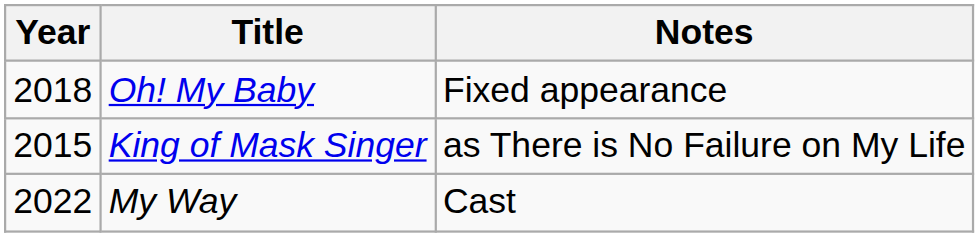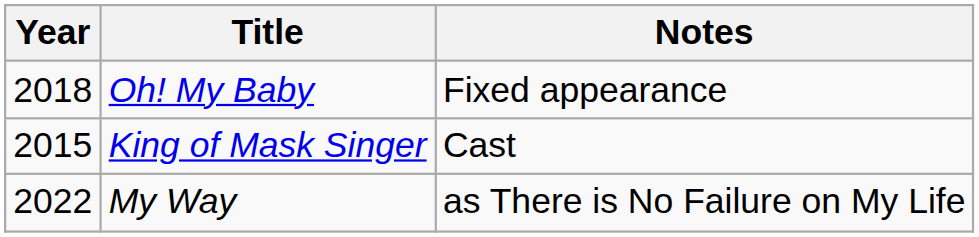(704, 145) as There is No Failure on My Life -> (479, 145) Cast
(479, 201) Cast -> (704, 201) as There is No Failure on My Life
